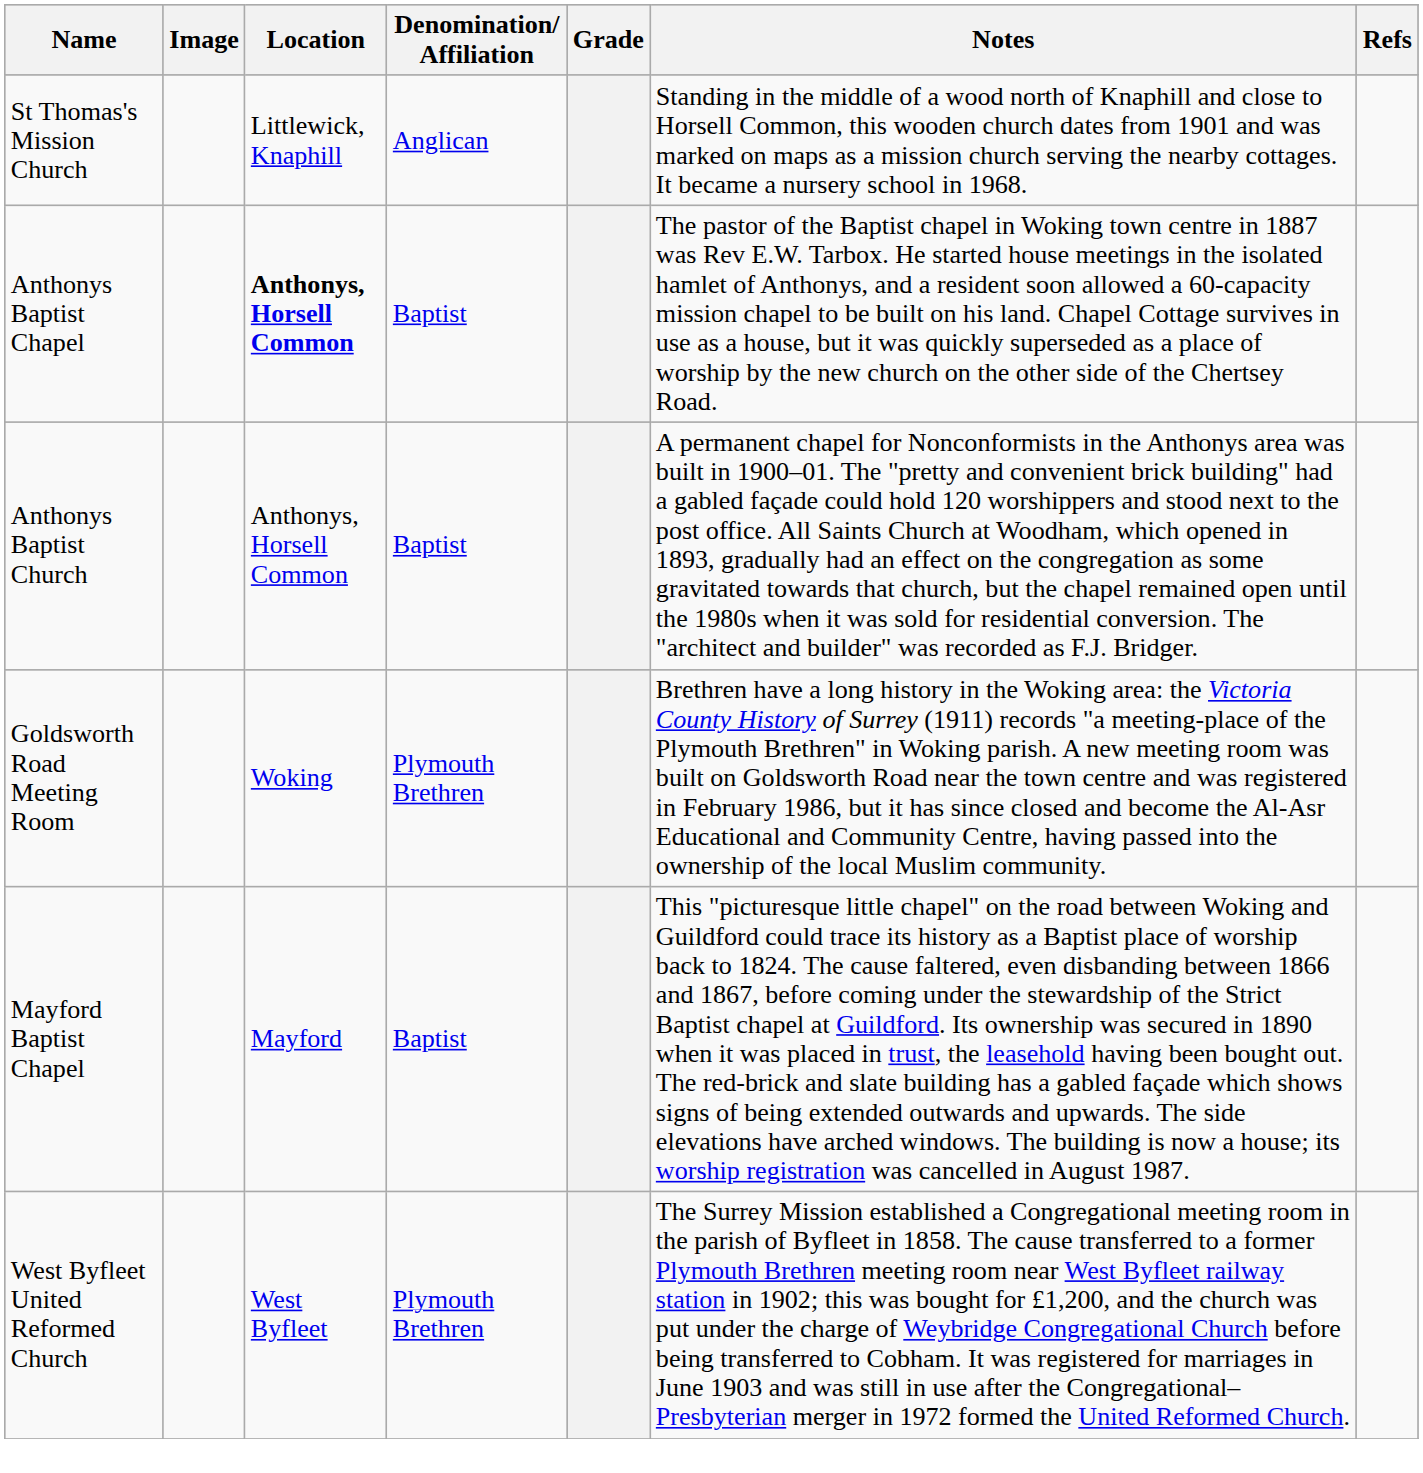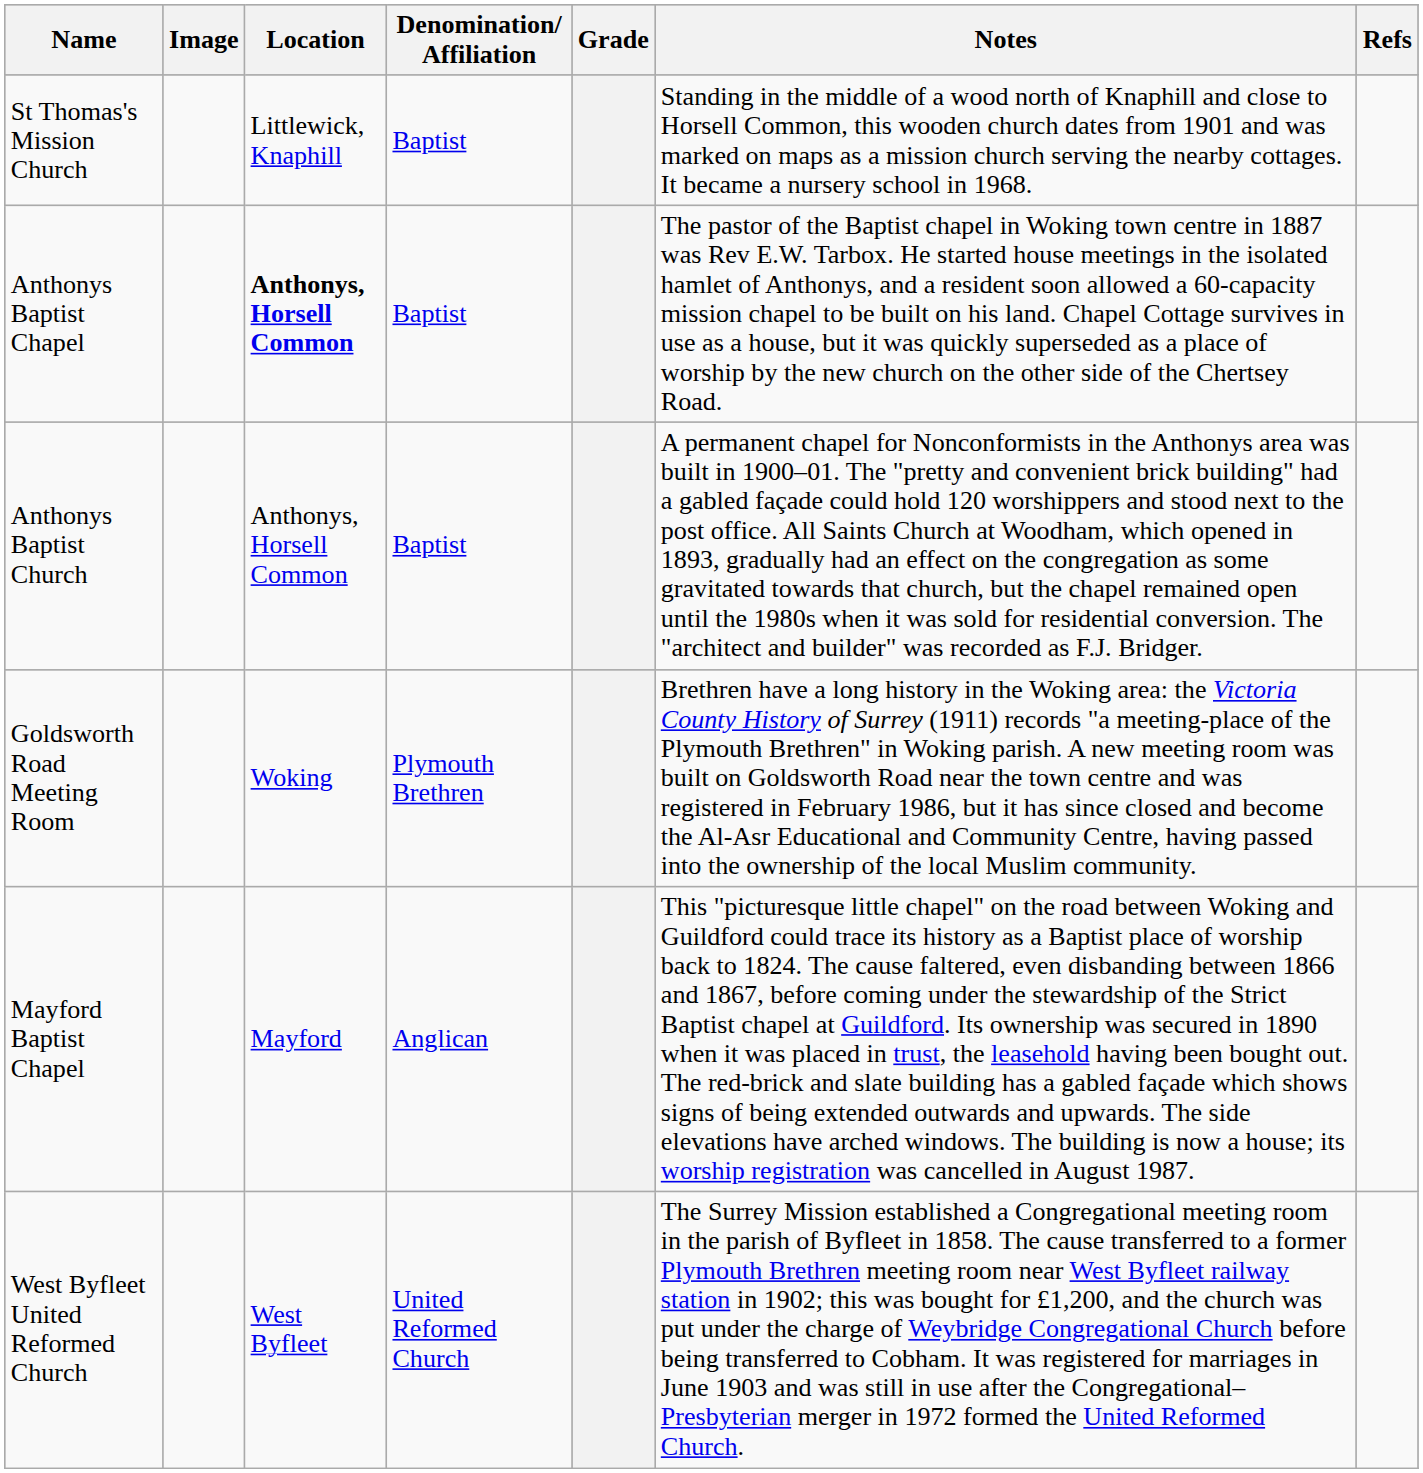(441, 139) Anglican -> (429, 139) Baptist
(430, 1038) Baptist -> (440, 1038) Anglican
(444, 1314) Plymouth Brethren -> (445, 1329) United Reformed Church
